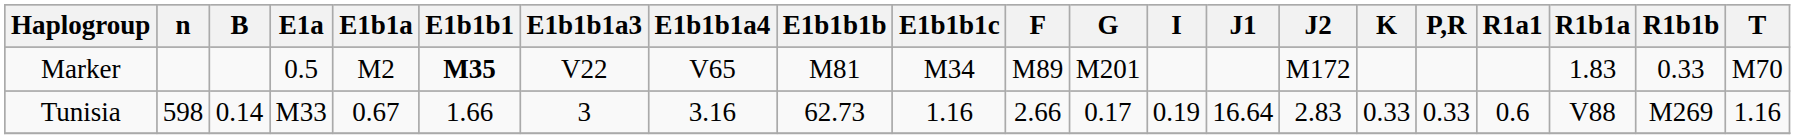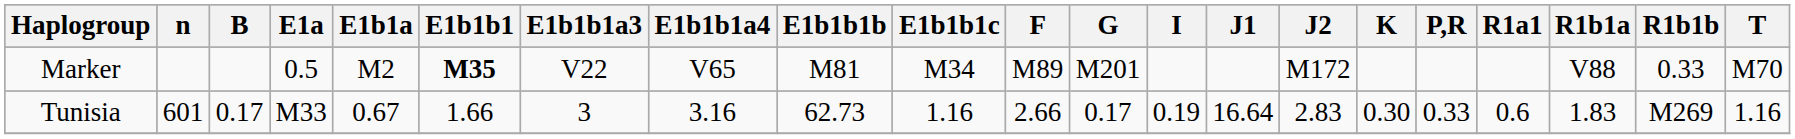(1593, 68) 1.83 -> (1593, 68) V88
(183, 111) 598 -> (183, 111) 601
(239, 111) 0.14 -> (239, 111) 0.17
(1387, 111) 0.33 -> (1387, 111) 0.30
(1593, 111) V88 -> (1593, 111) 1.83
